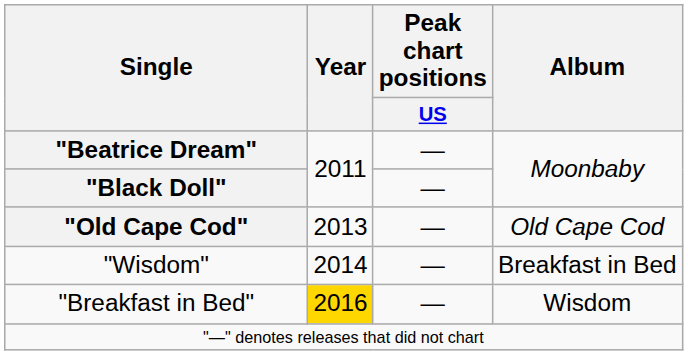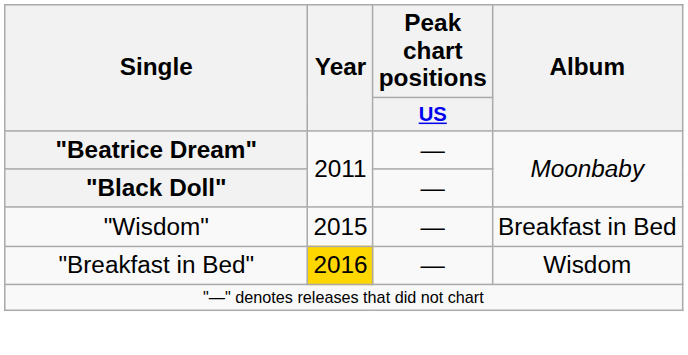- row: (156, 226)
(340, 265) 2014 -> (340, 226) 2015
